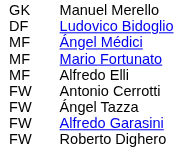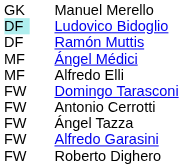(19, 26) no background -> (14, 26) paleturquoise background
+ row: (99, 42)
- row: (111, 59)
+ row: (117, 91)
